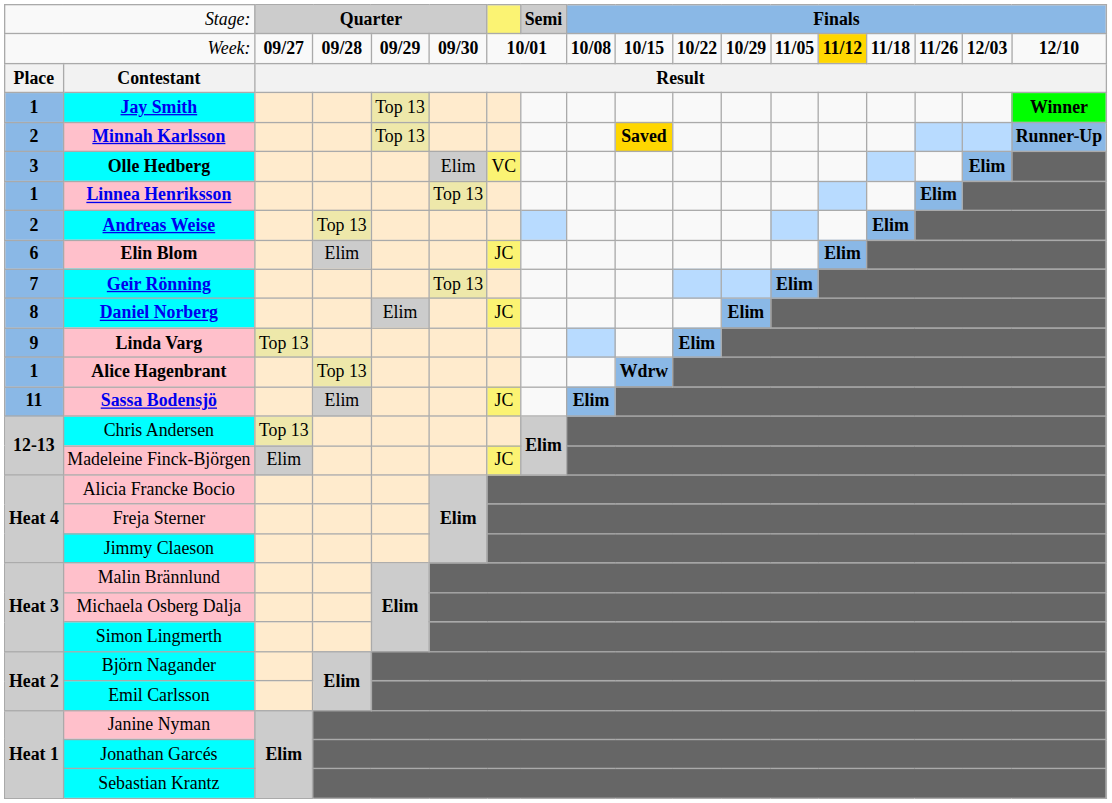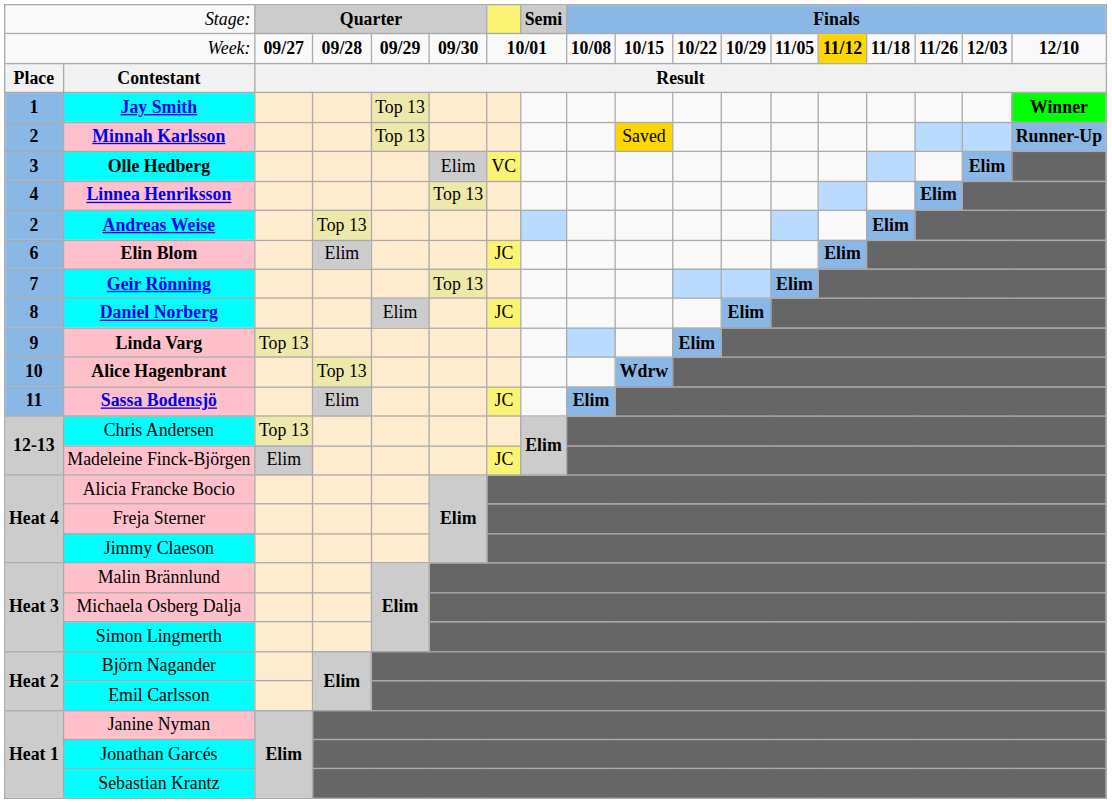(644, 136) bold -> (644, 136) normal
(34, 195) 1 -> (34, 195) 4
(34, 371) 1 -> (34, 371) 10
